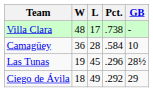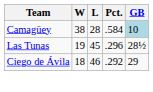- row: (29, 29)
(80, 45) 36 -> (80, 29) 38
(133, 45) no background -> (133, 29) lightblue background
(95, 78) 49 -> (95, 62) 46
